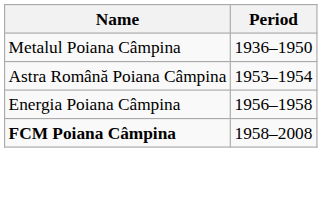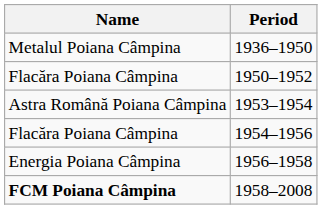+ row: (273, 76)
+ row: (273, 133)
